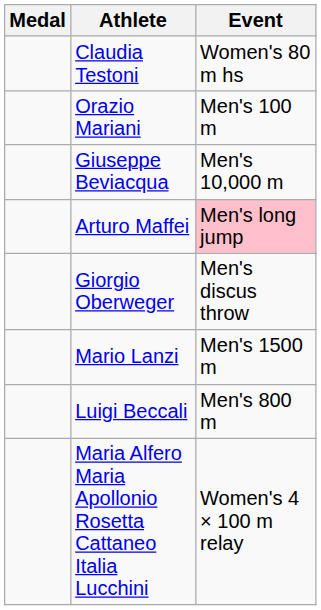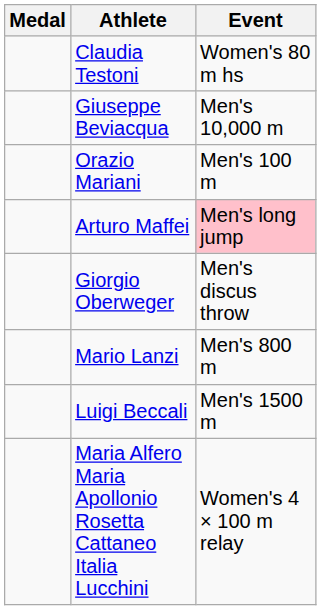rows swapped: (108, 117) <-> (122, 171)
(251, 356) Men's 1500 m -> (246, 356) Men's 800 m
(246, 411) Men's 800 m -> (251, 411) Men's 1500 m
